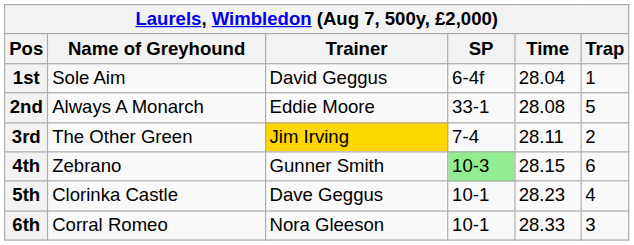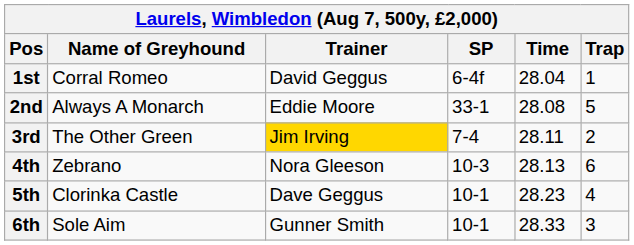(89, 78) Sole Aim -> (110, 78) Corral Romeo
(327, 166) Gunner Smith -> (327, 166) Nora Gleeson
(471, 166) lightgreen background -> (471, 166) no background
(542, 166) 28.15 -> (542, 166) 28.13
(110, 225) Corral Romeo -> (89, 225) Sole Aim
(327, 225) Nora Gleeson -> (327, 225) Gunner Smith
